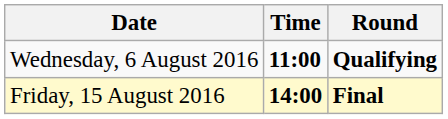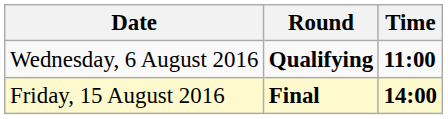columns swapped: (296, 22) <-> (385, 22)
